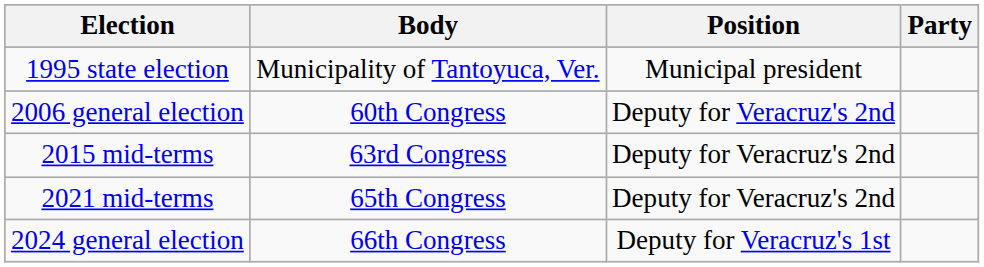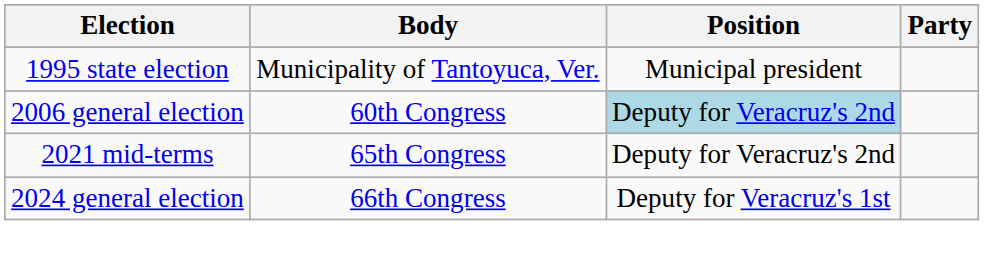(754, 111) no background -> (754, 111) lightblue background
- row: (127, 154)
